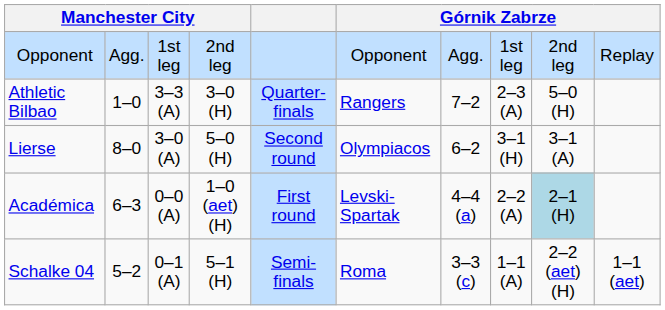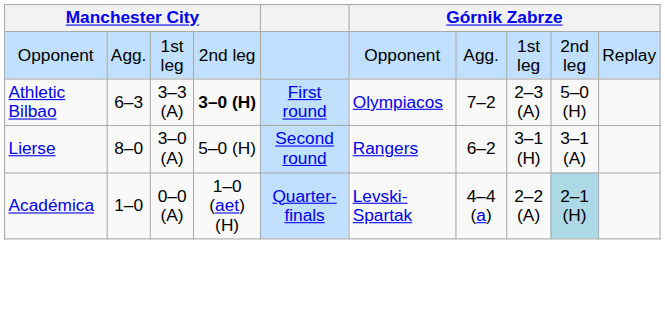(127, 102) 1–0 -> (129, 102) 6–3
(220, 102) normal -> (227, 102) bold
(294, 102) Quarter-finals -> (305, 102) First round
(373, 102) Rangers -> (398, 102) Olympiacos
(385, 149) Olympiacos -> (385, 149) Rangers
(127, 205) 6–3 -> (129, 205) 1–0
(294, 205) First round -> (305, 205) Quarter-finals
- row: (51, 271)
